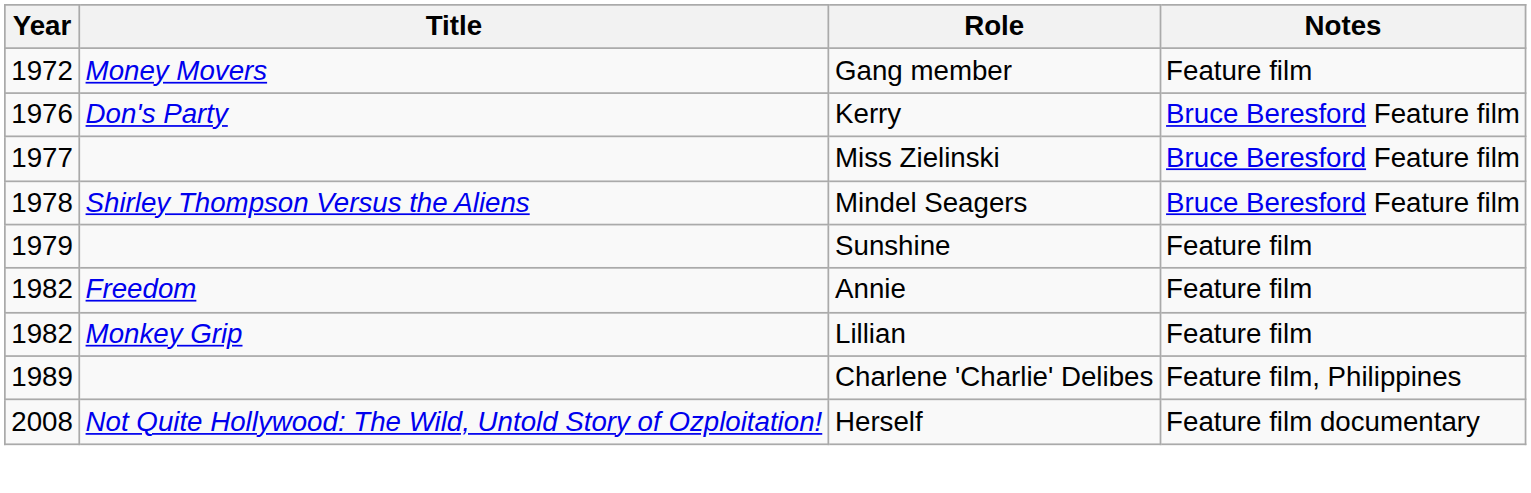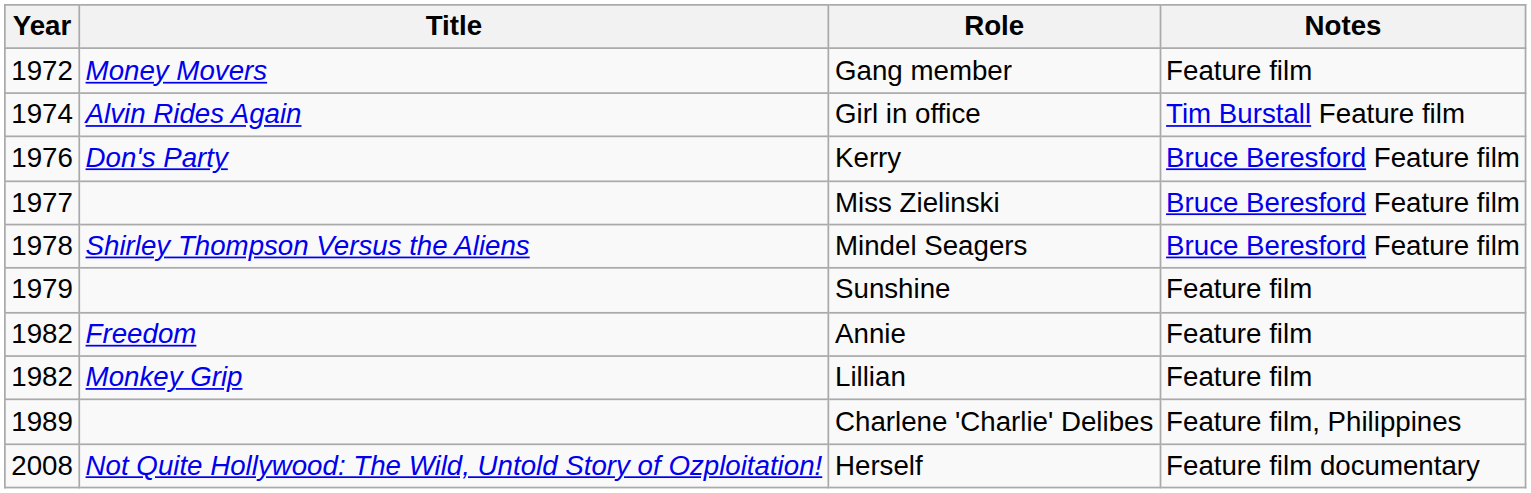+ row: (908, 114)
